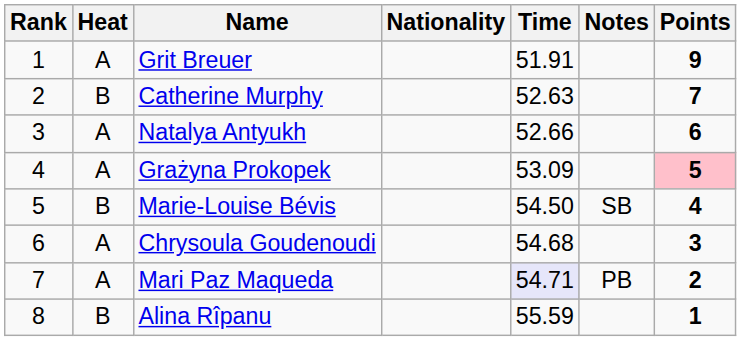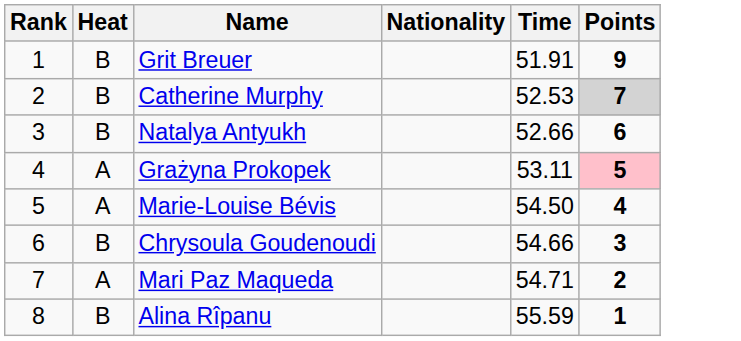- column: (617, 22)
(103, 59) A -> (103, 59) B
(545, 96) 52.63 -> (545, 96) 52.53
(695, 96) no background -> (620, 96) lightgrey background
(103, 133) A -> (103, 133) B
(545, 170) 53.09 -> (545, 170) 53.11
(103, 206) B -> (103, 206) A
(103, 243) A -> (103, 243) B
(545, 243) 54.68 -> (545, 243) 54.66
(545, 280) lavender background -> (545, 280) no background
